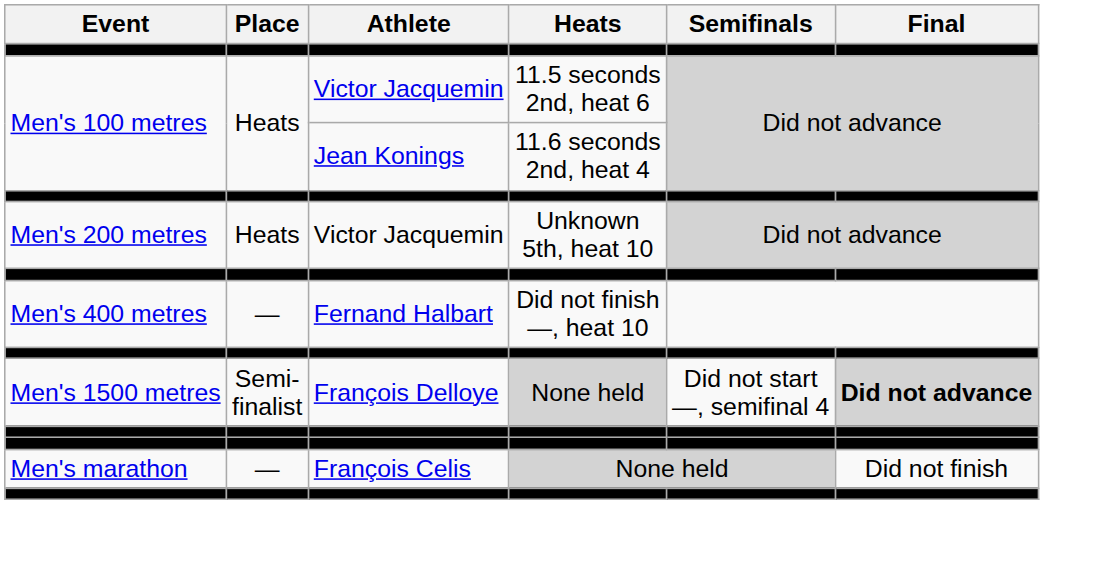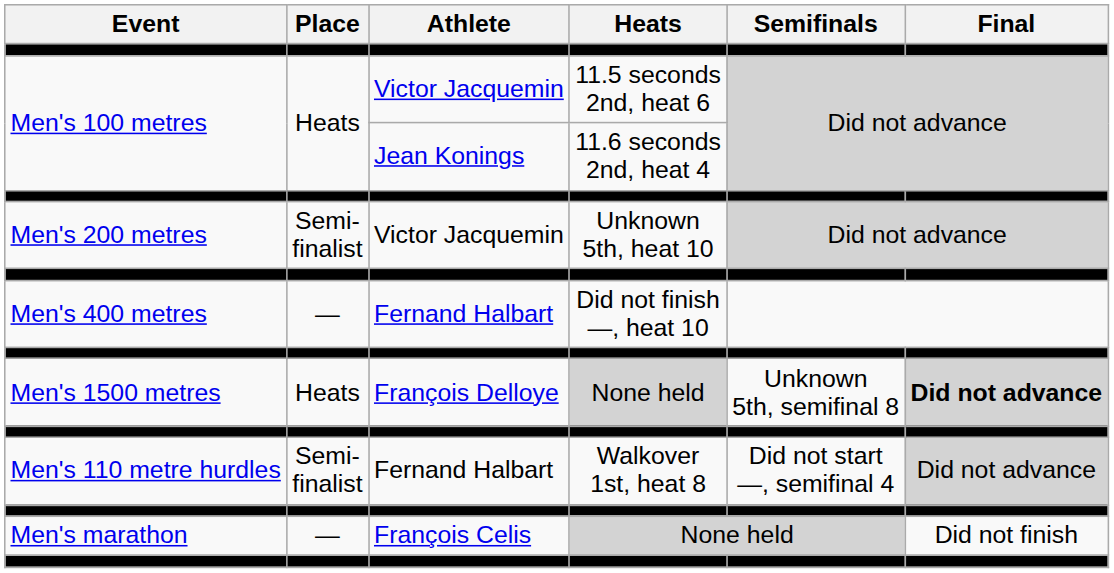(267, 234) Heats -> (327, 234) Semi- finalist
(267, 392) Semi- finalist -> (327, 392) Heats
(751, 392) Did not start —, semifinal 4 -> (816, 392) Unknown 5th, semifinal 8
+ row: (146, 470)
